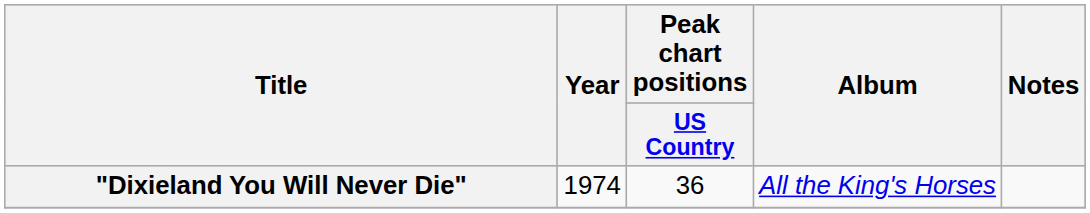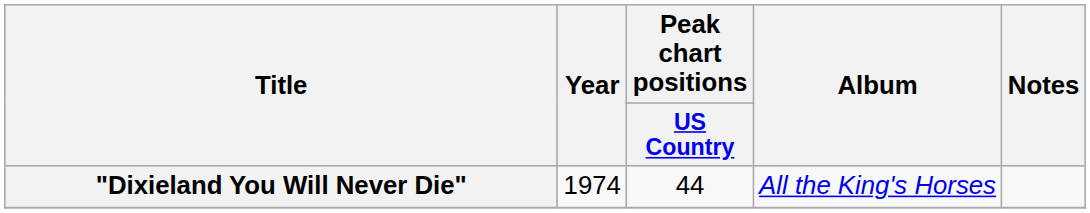(690, 186) 36 -> (690, 186) 44
